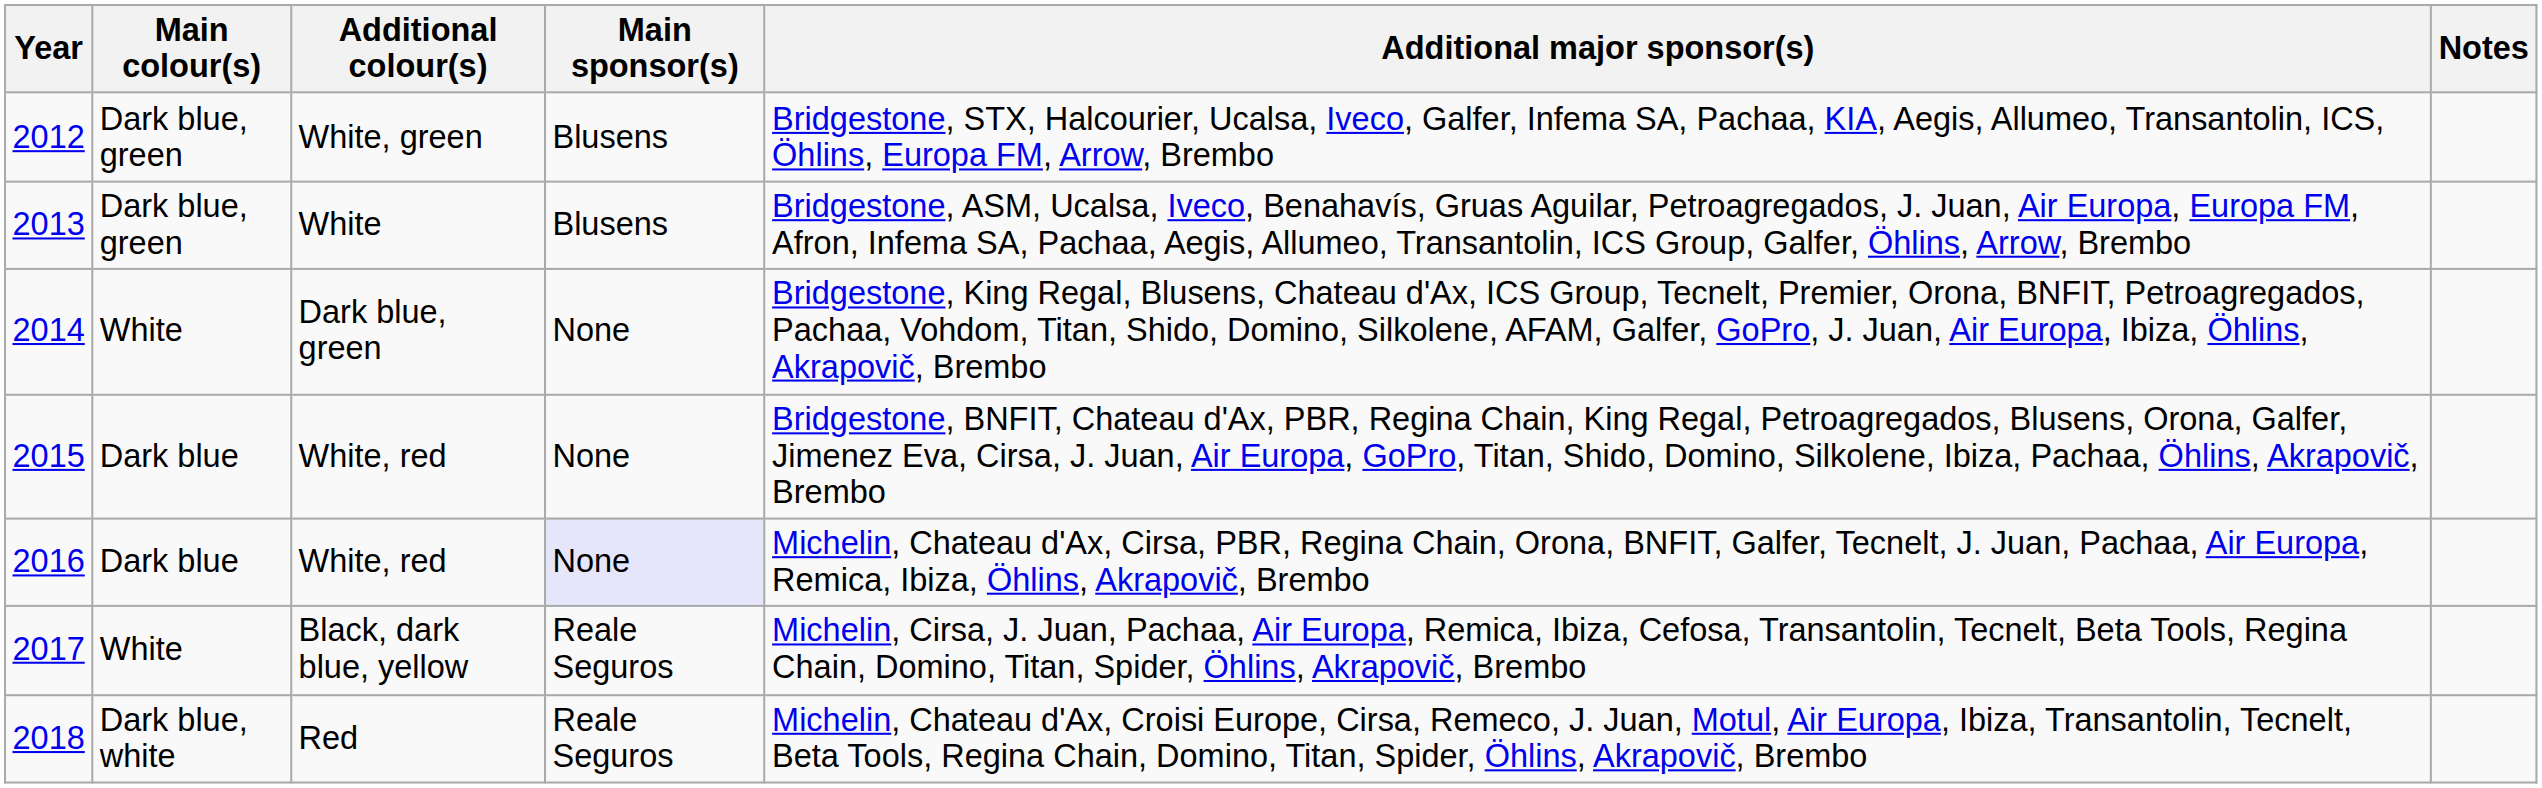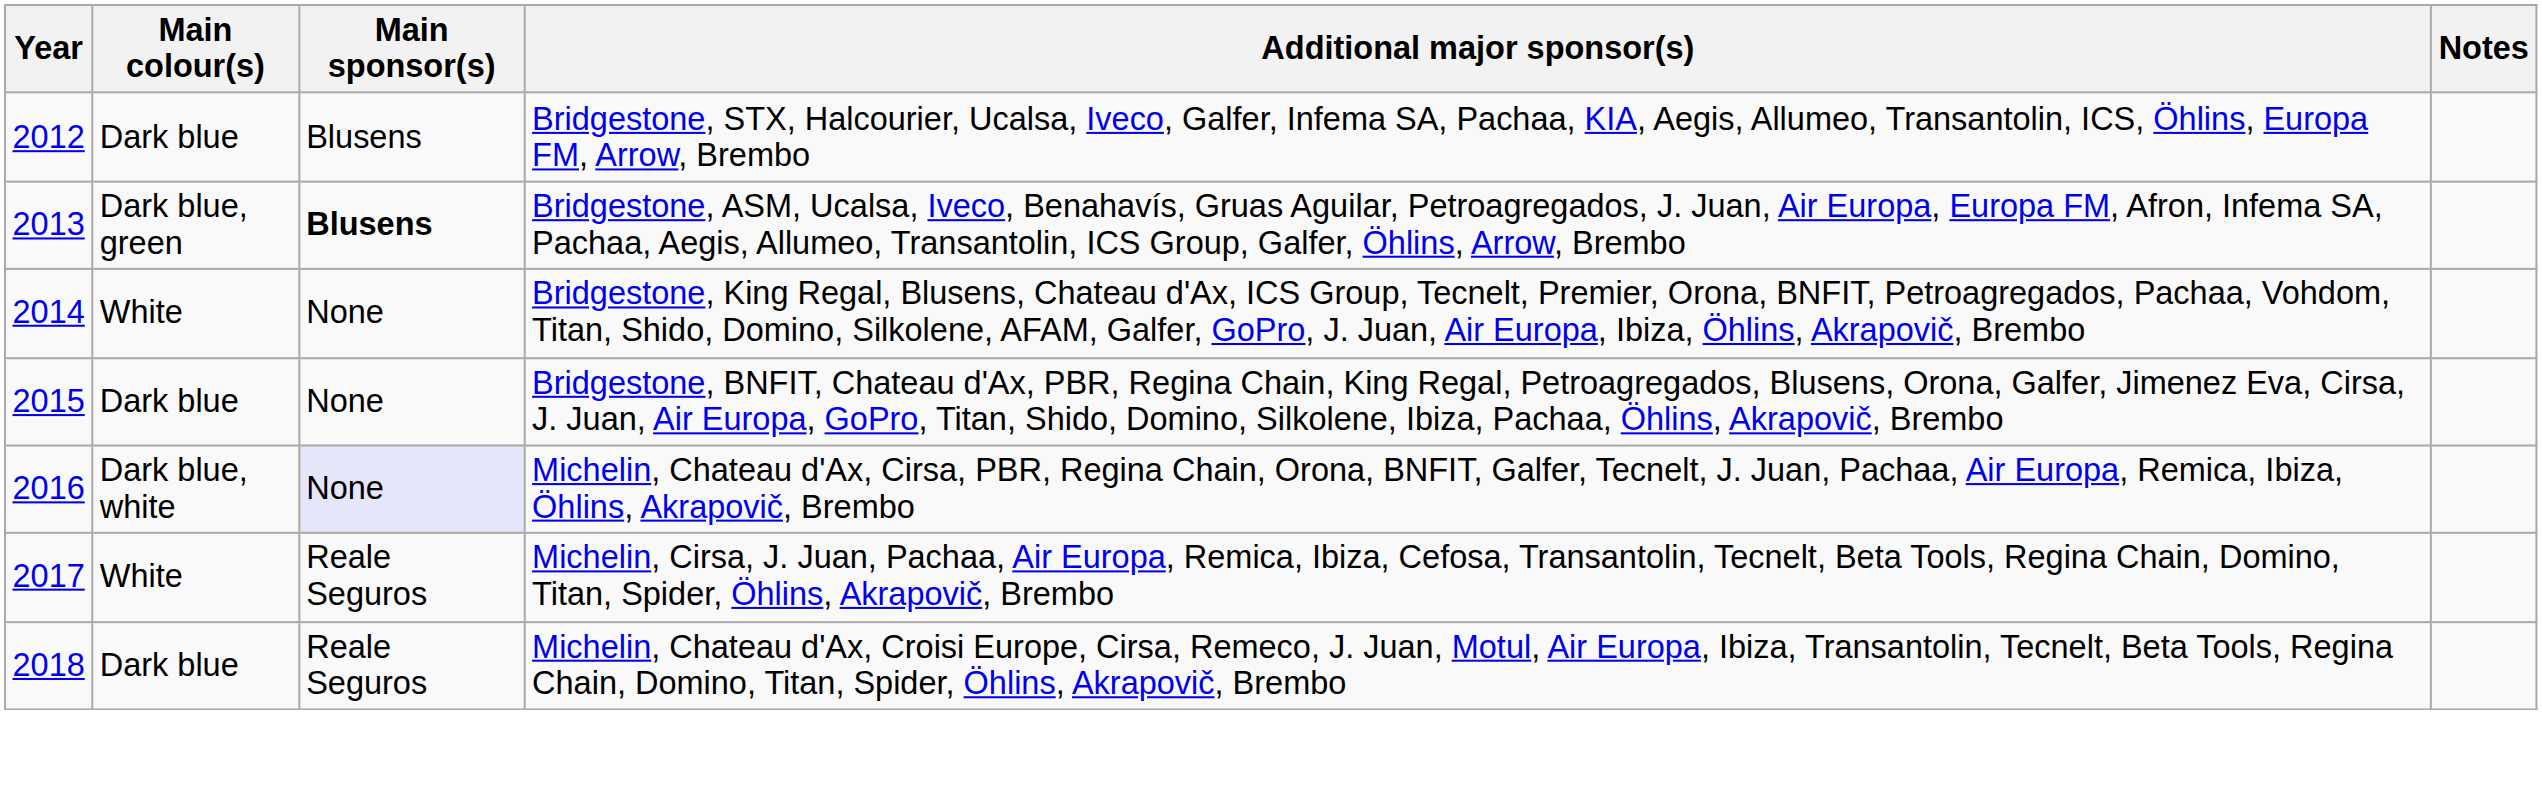- column: (418, 48)
(174, 136) Dark blue, green -> (169, 136) Dark blue
(610, 224) normal -> (369, 224) bold
(169, 561) Dark blue -> (174, 488) Dark blue, white
(174, 737) Dark blue, white -> (169, 664) Dark blue
